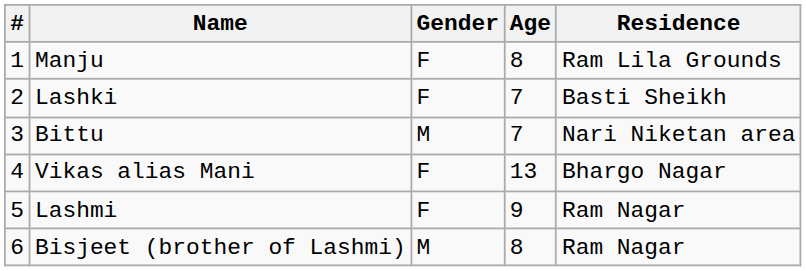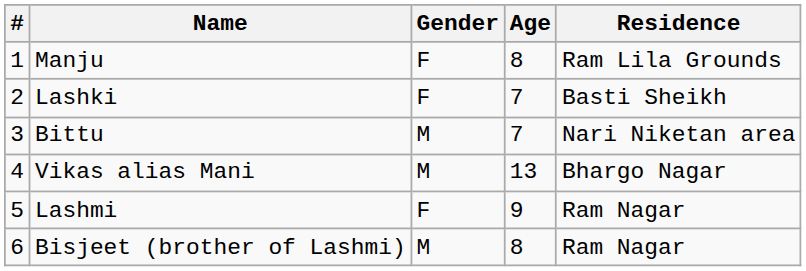(423, 173) F -> (423, 173) M
